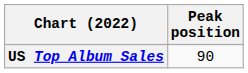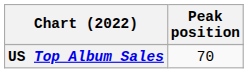(205, 56) 90 -> (205, 56) 70
